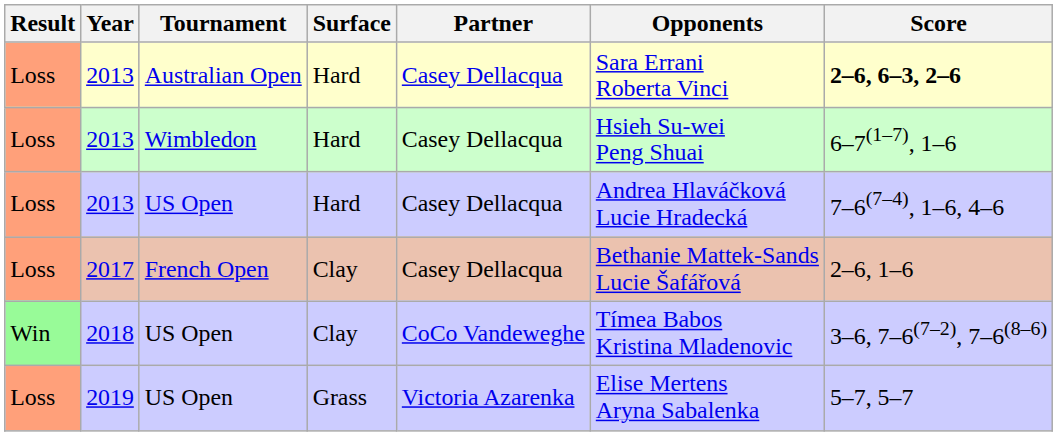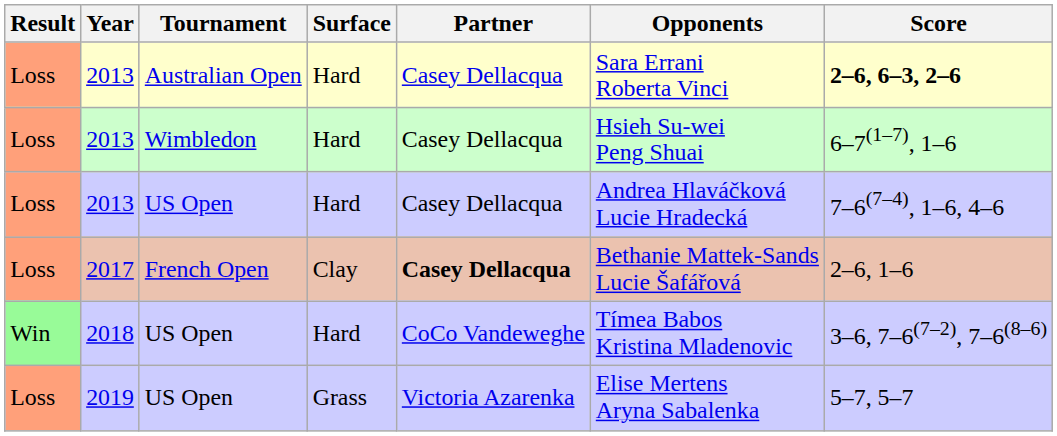(482, 268) normal -> (486, 268) bold
(335, 333) Clay -> (337, 333) Hard
